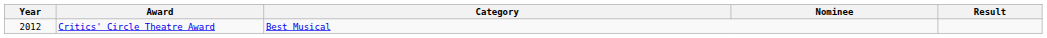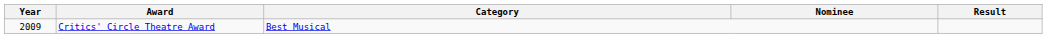(30, 26) 2012 -> (30, 26) 2009
